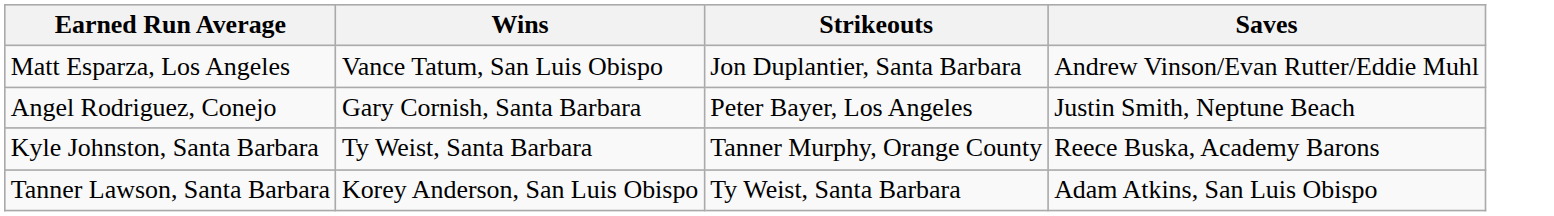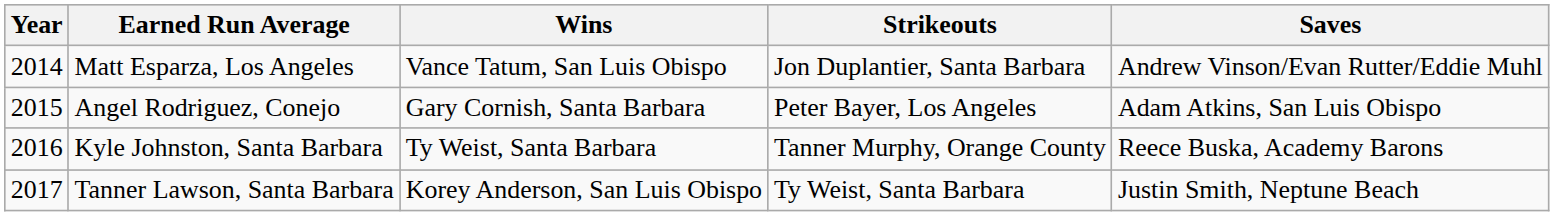+ column: (37, 25)
(1205, 107) Justin Smith, Neptune Beach -> (1280, 107) Adam Atkins, San Luis Obispo
(1216, 189) Adam Atkins, San Luis Obispo -> (1268, 189) Justin Smith, Neptune Beach
